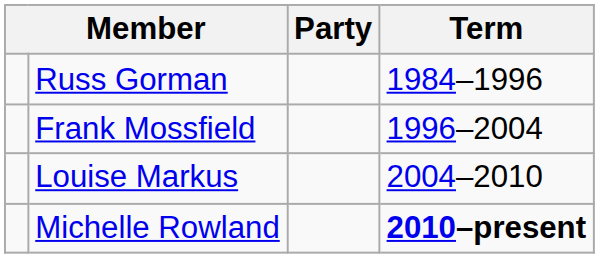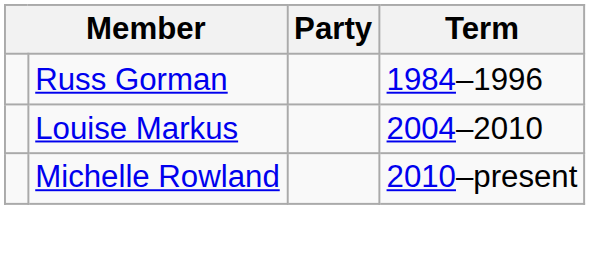- row: (145, 128)
(486, 227) bold -> (482, 177) normal
